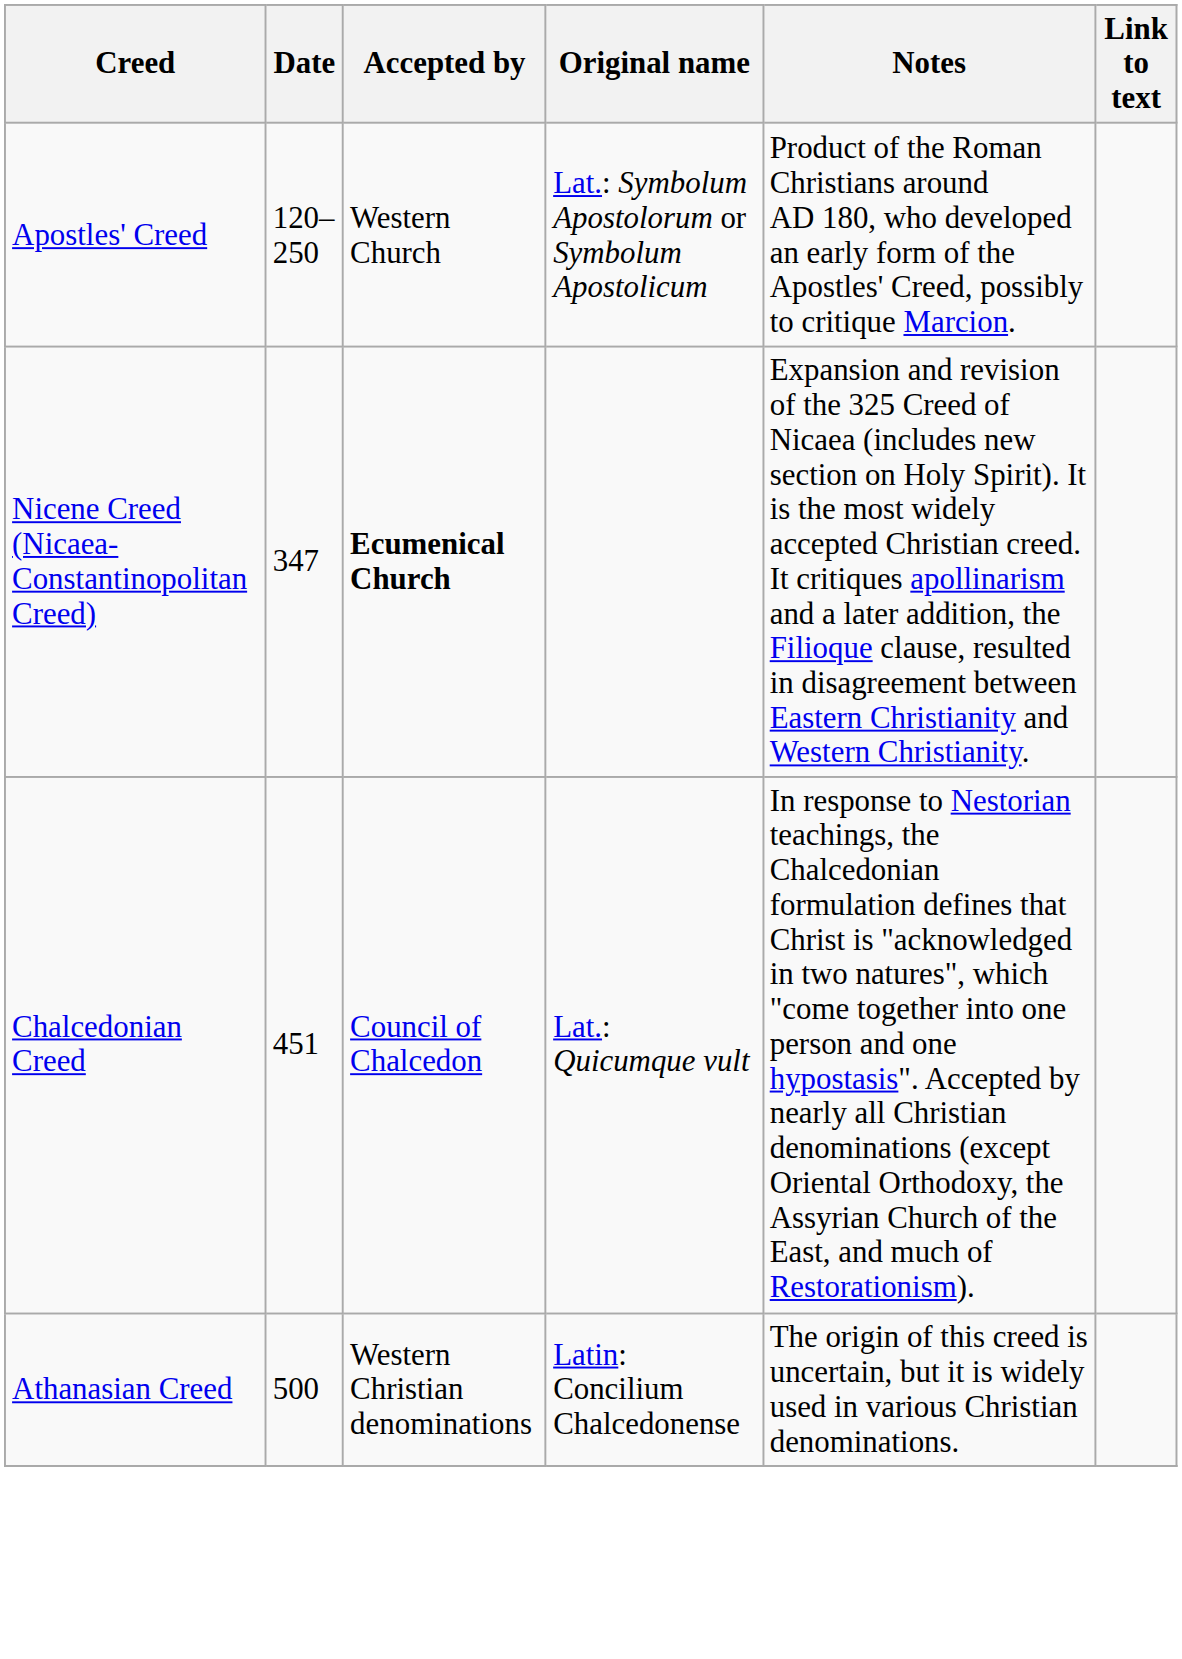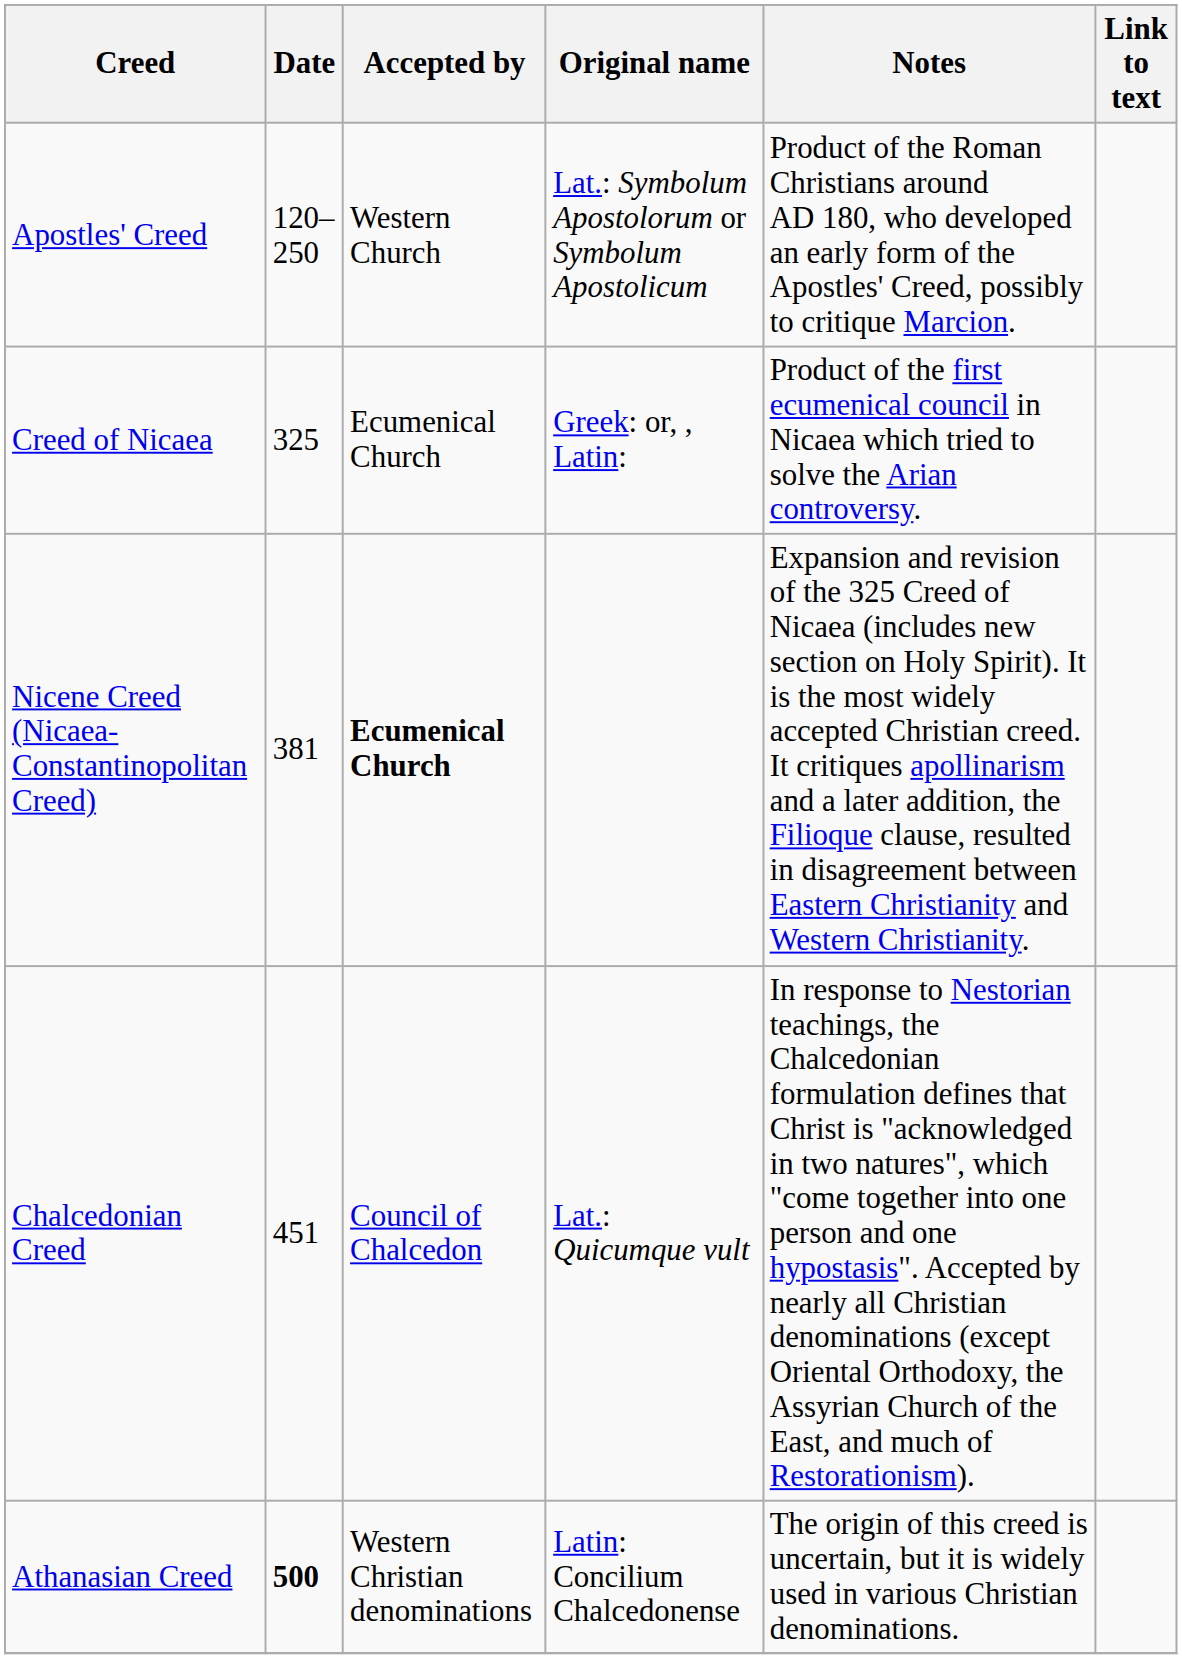+ row: (112, 439)
(296, 561) 347 -> (296, 749) 381
(296, 1388) normal -> (296, 1576) bold
